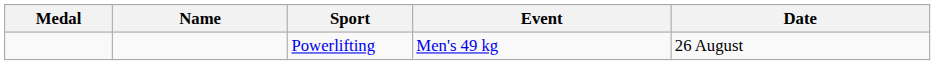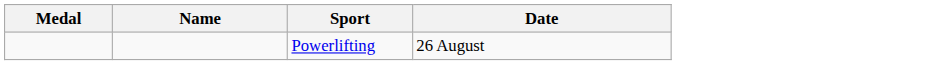- column: (542, 18)
